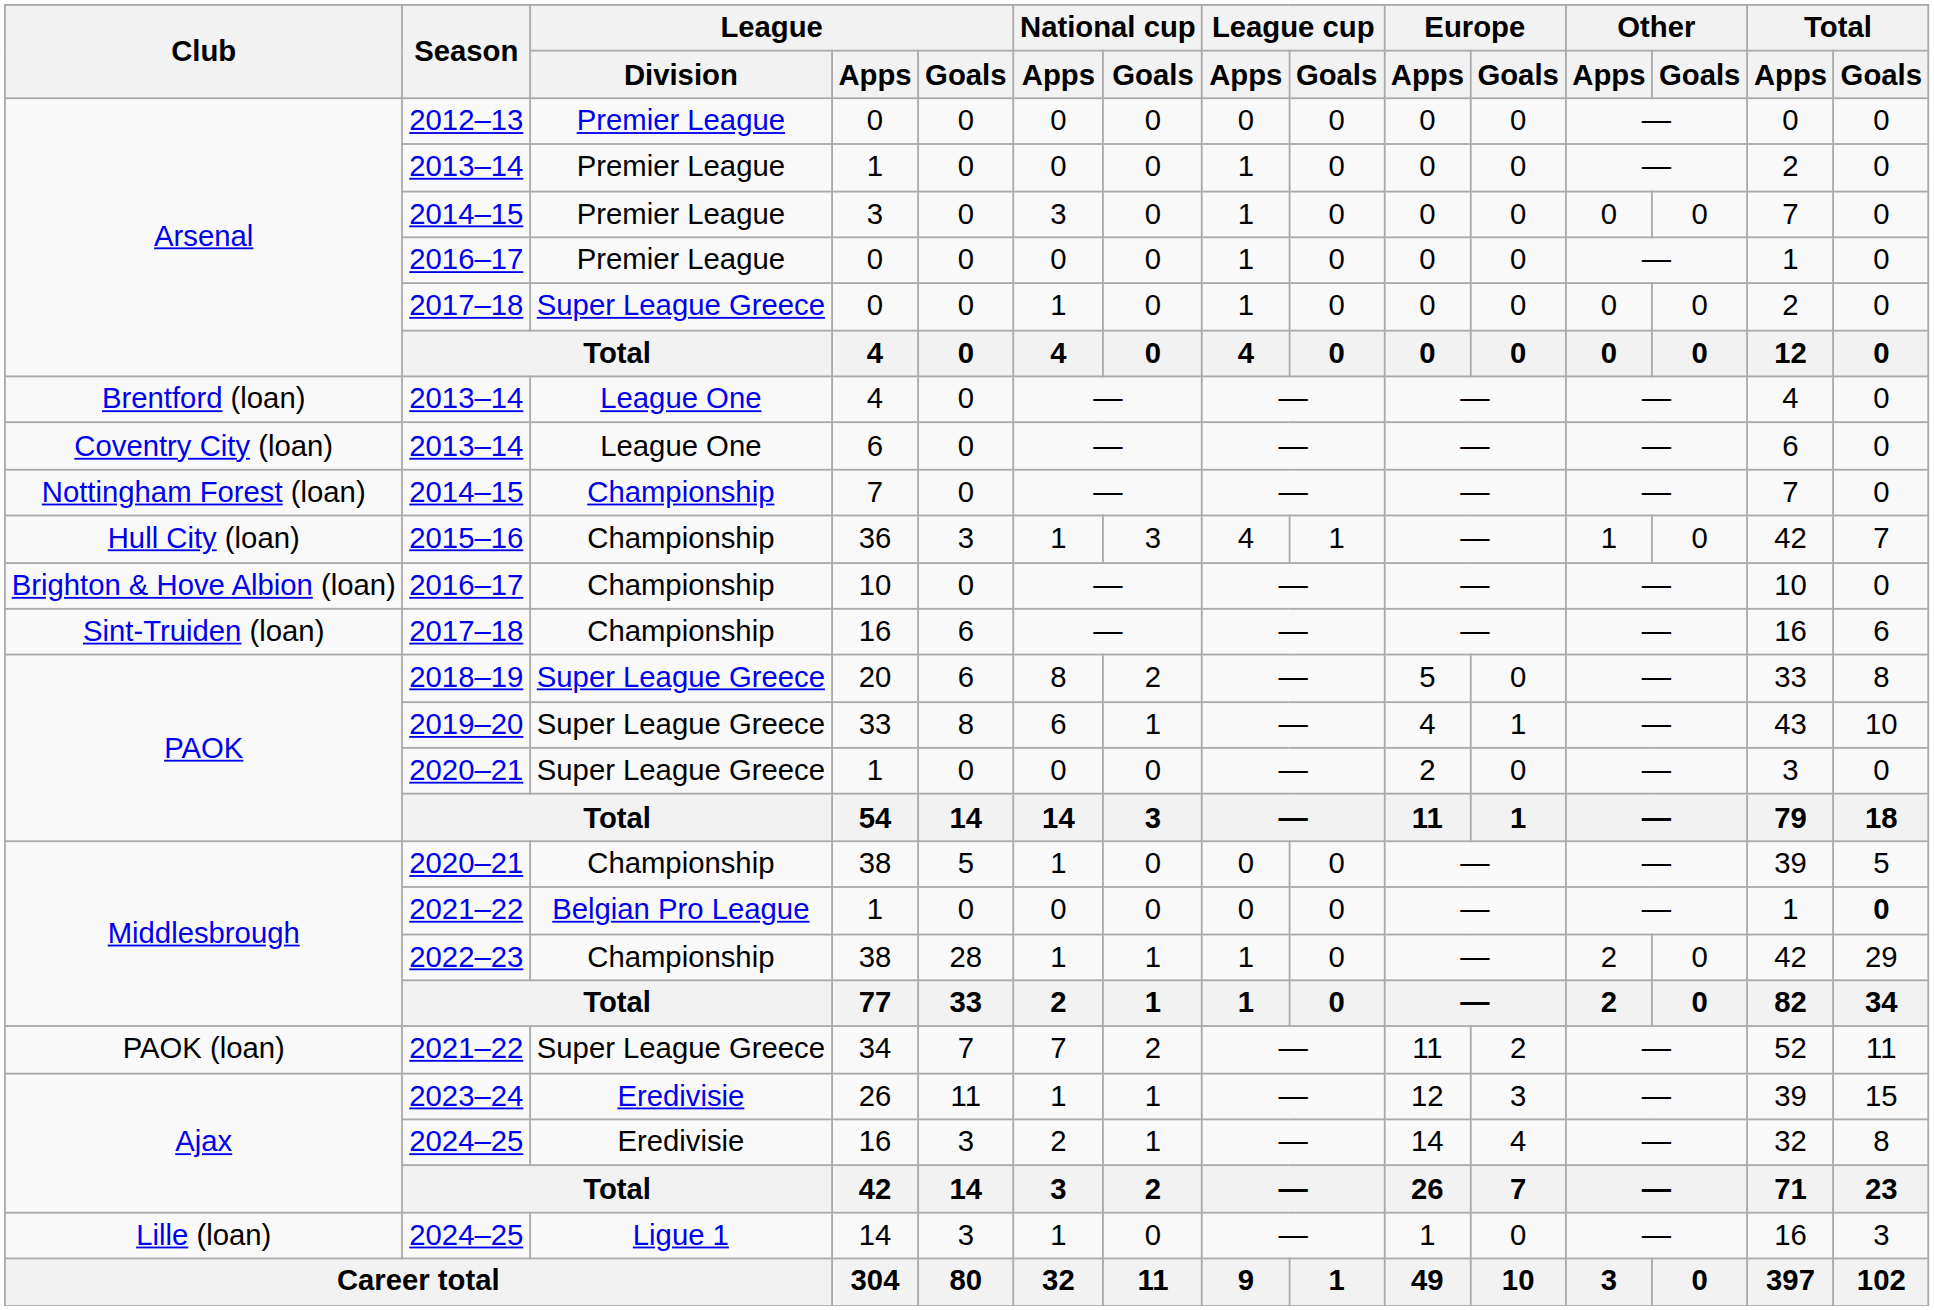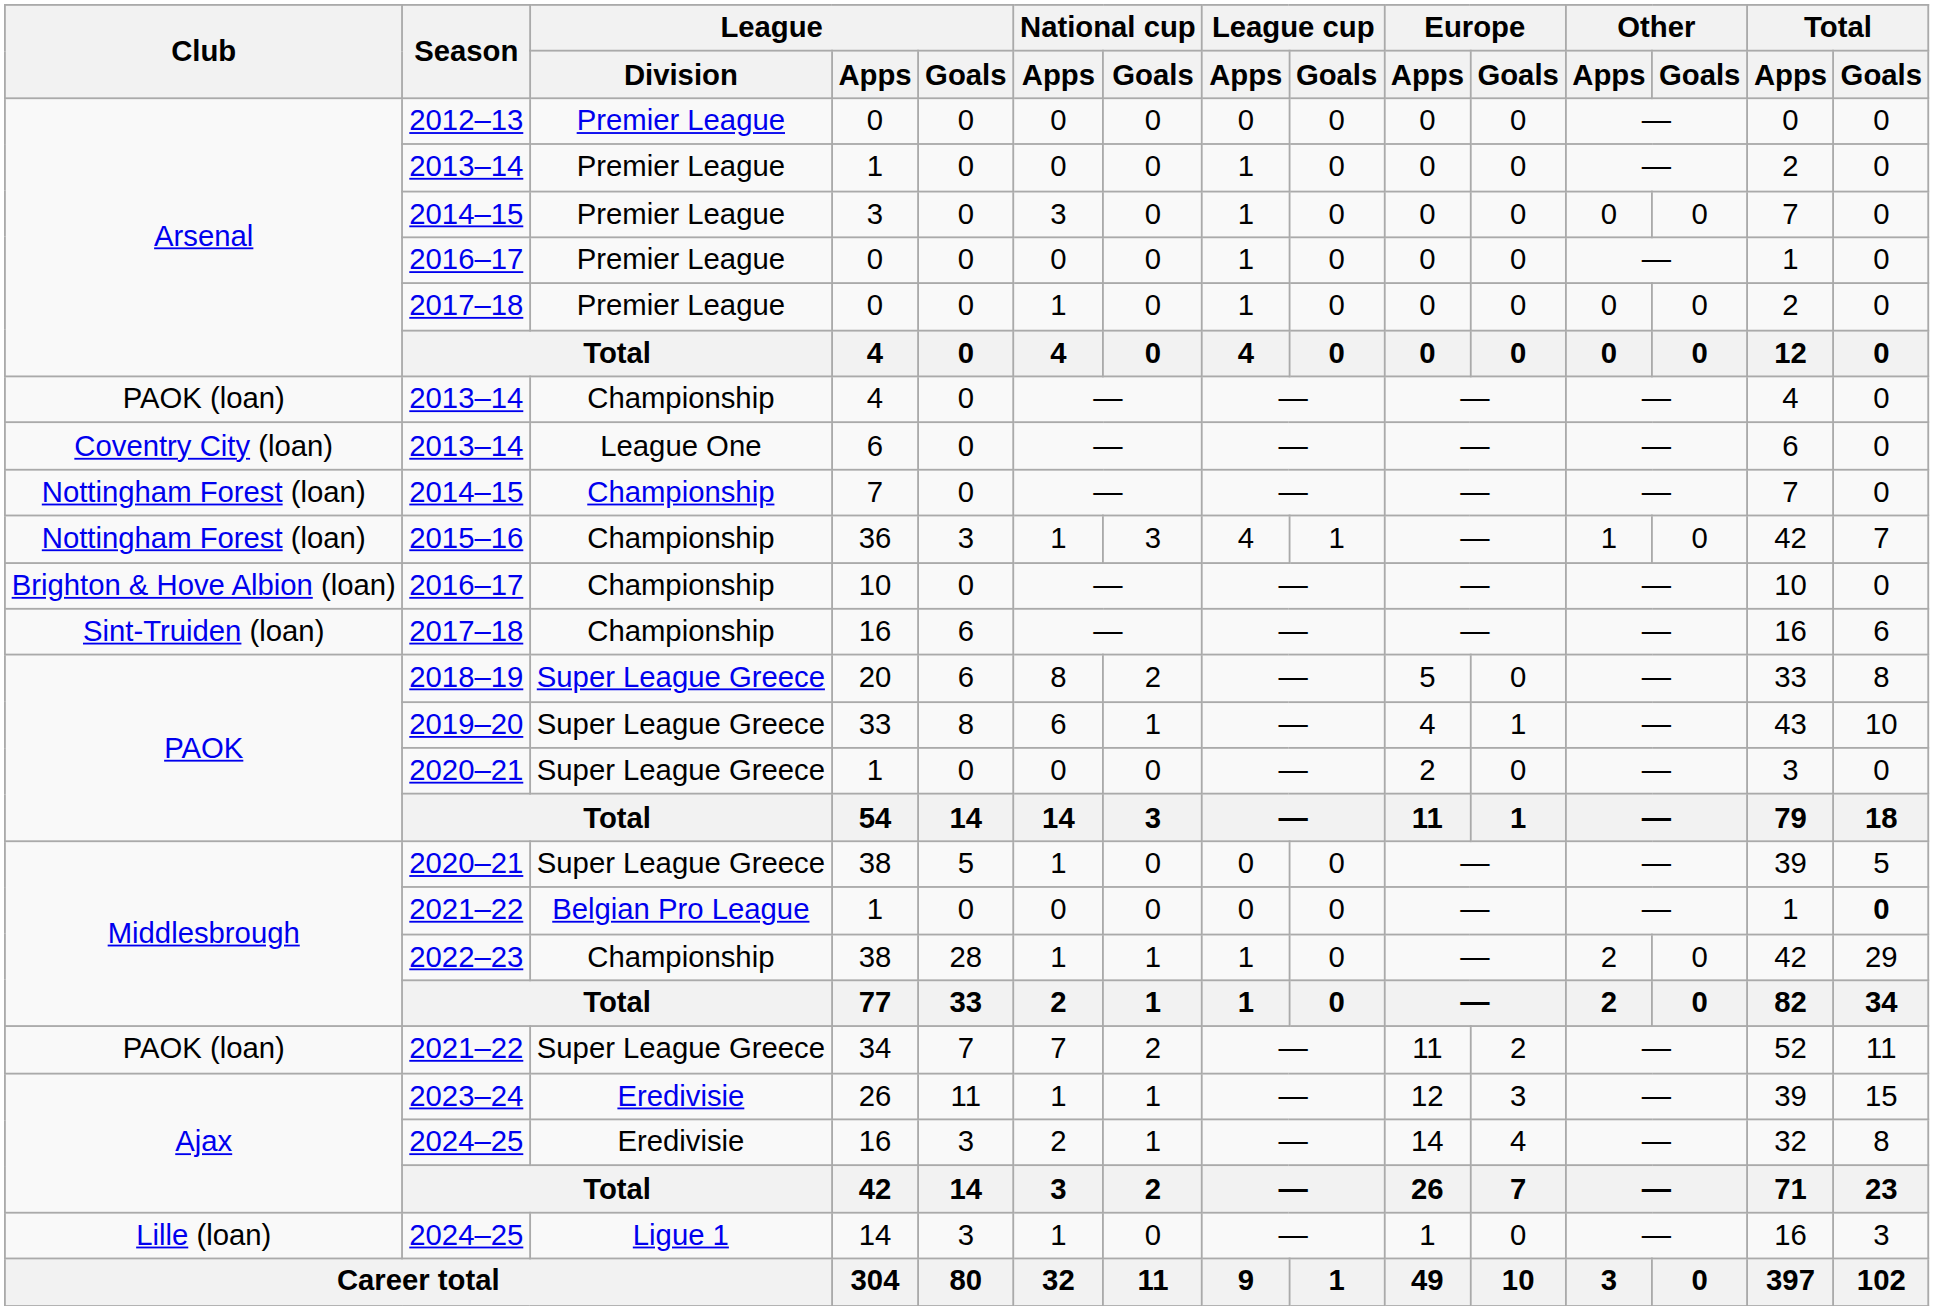(681, 306) Super League Greece -> (681, 306) Premier League
(204, 399) Brentford (loan) -> (204, 399) PAOK (loan)
(681, 399) League One -> (681, 399) Championship
(204, 538) Hull City (loan) -> (204, 538) Nottingham Forest (loan)
(681, 863) Championship -> (681, 863) Super League Greece
